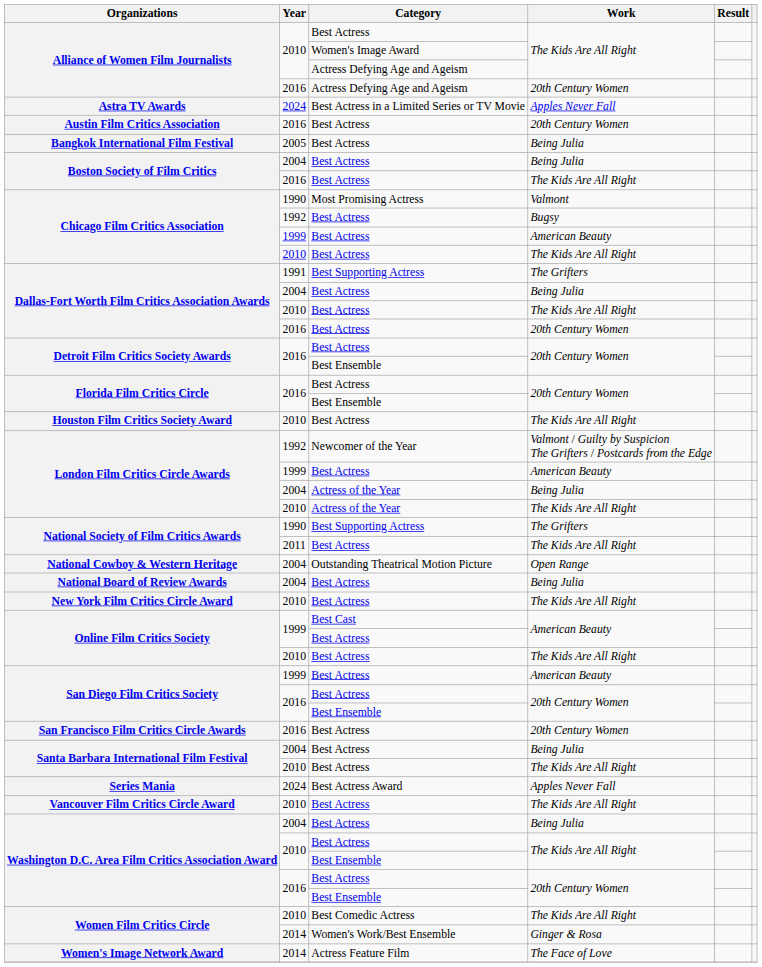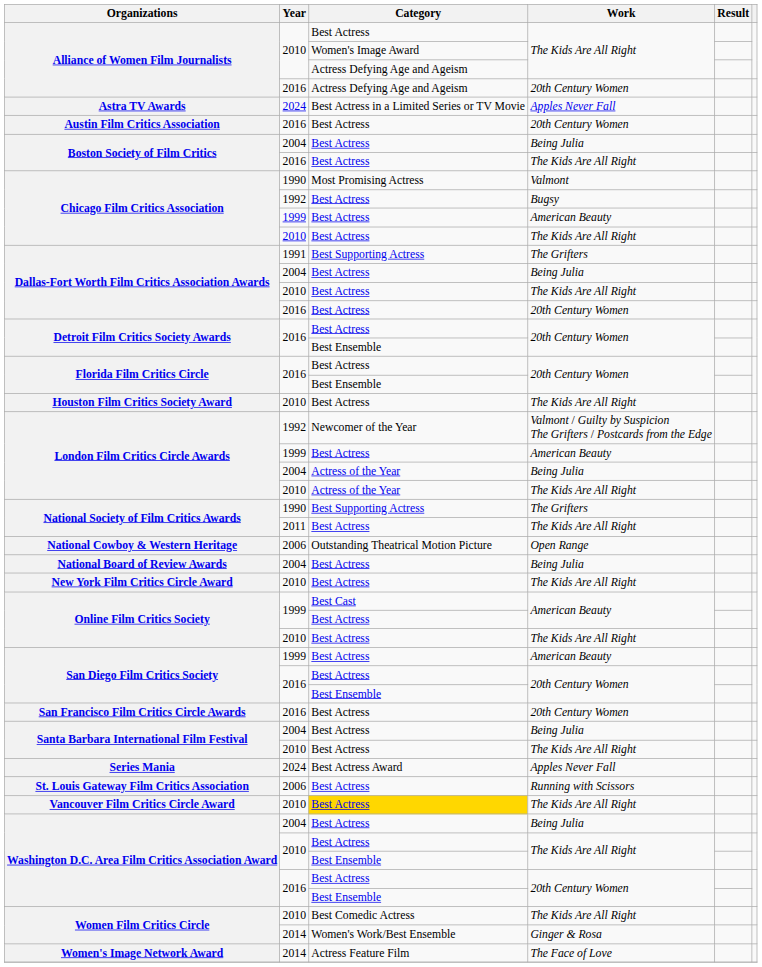- row: (142, 143)
(294, 564) 2004 -> (294, 545) 2006
+ row: (142, 786)
(340, 804) no background -> (340, 804) gold background
